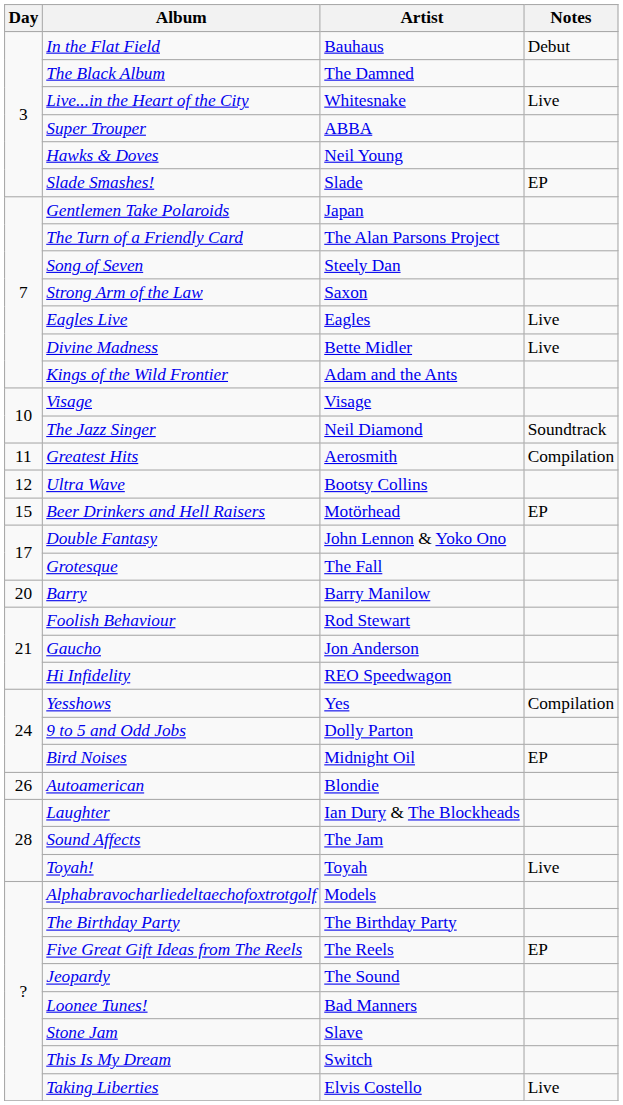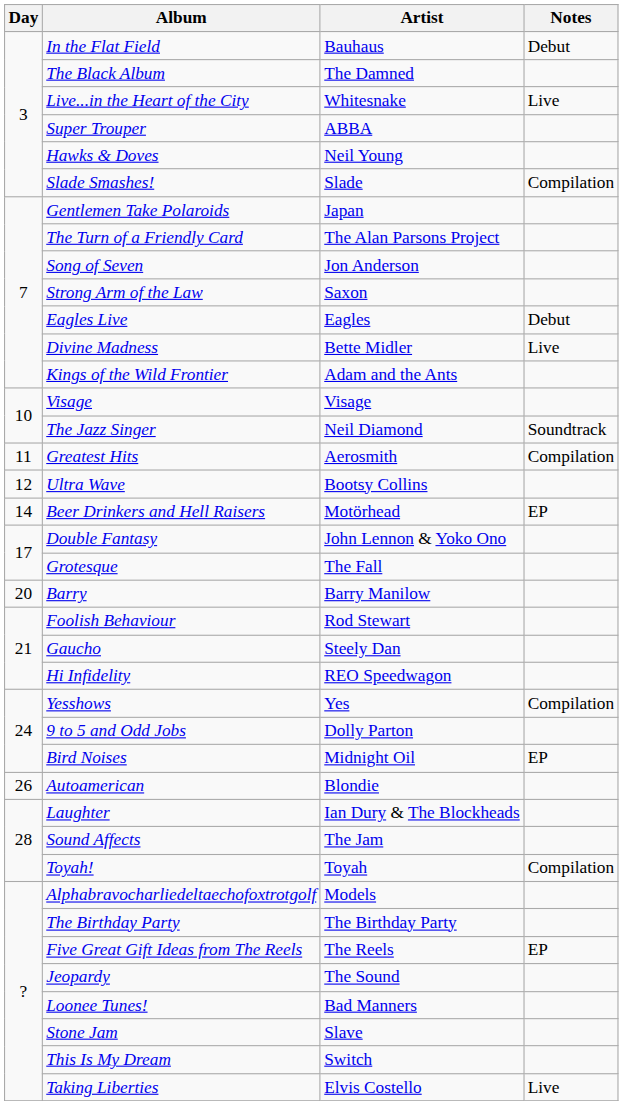(538, 182) EP -> (571, 182) Compilation
(362, 264) Steely Dan -> (372, 264) Jon Anderson
(544, 319) Live -> (549, 319) Debut
(23, 511) 15 -> (23, 511) 14
(372, 648) Jon Anderson -> (362, 648) Steely Dan
(544, 867) Live -> (571, 867) Compilation
